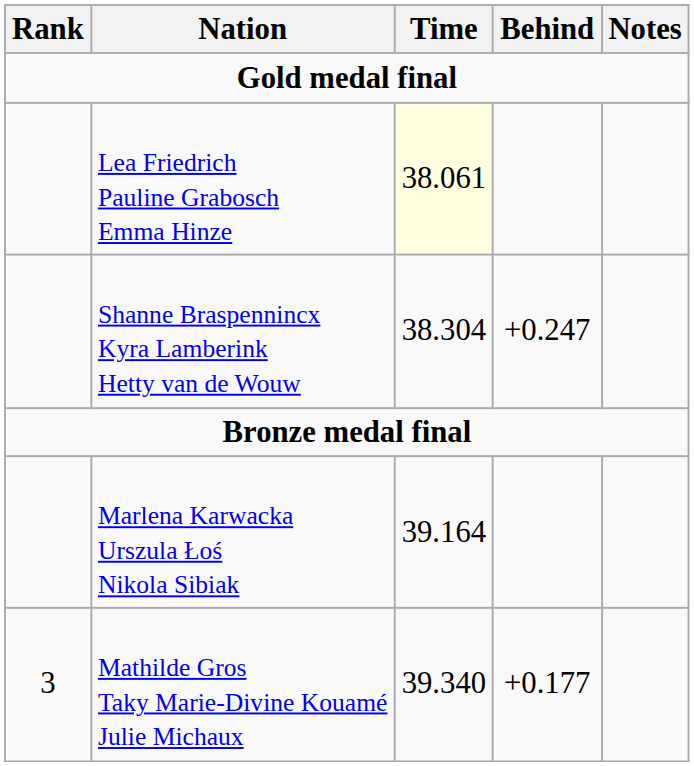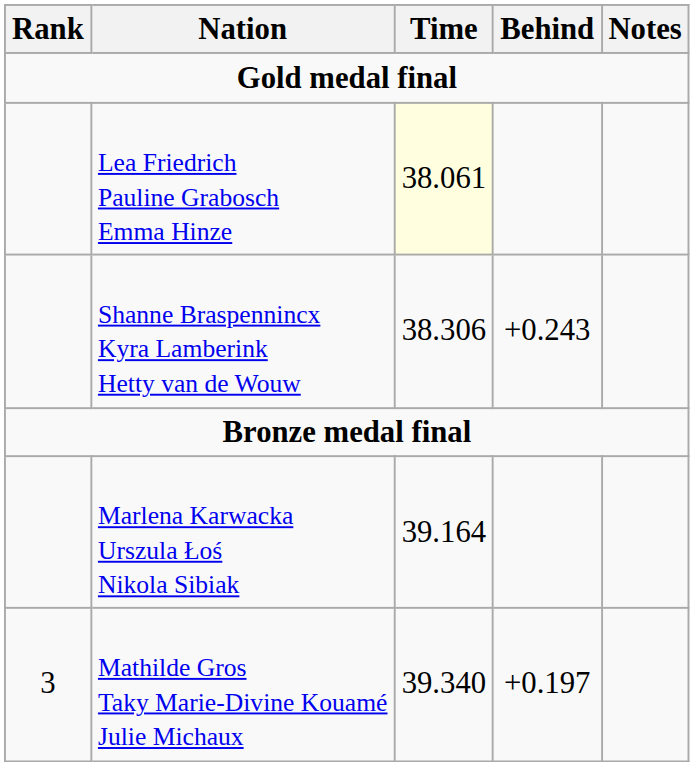(444, 330) 38.304 -> (444, 330) 38.306
(547, 330) +0.247 -> (547, 330) +0.243
(547, 684) +0.177 -> (547, 684) +0.197
